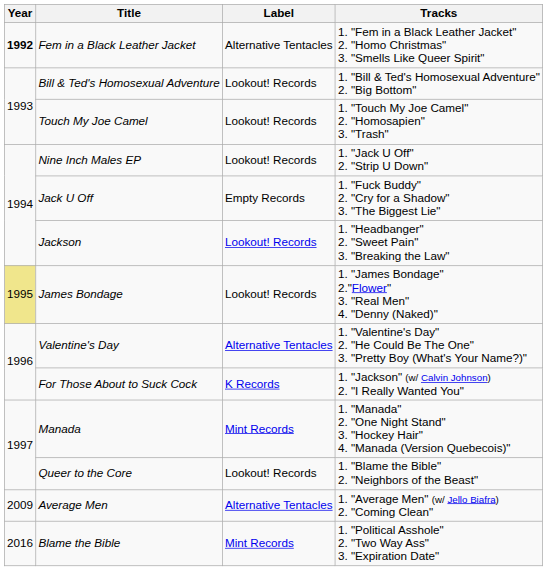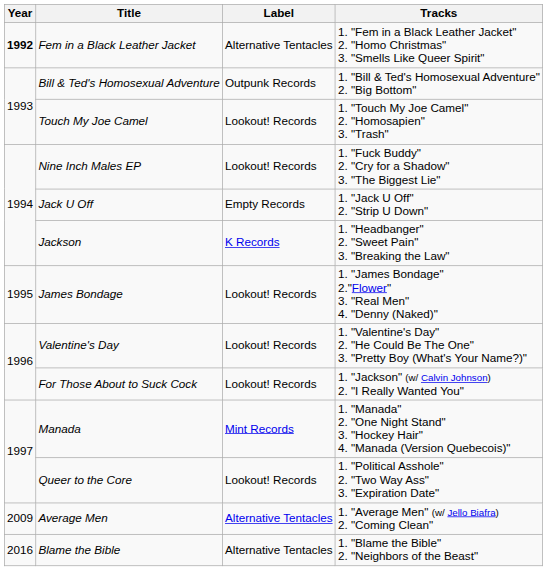(271, 83) Lookout! Records -> (270, 83) Outpunk Records
(383, 160) 1. "Jack U Off" 2. "Strip U Down" -> (394, 166) 1. "Fuck Buddy" 2. "Cry for a Shadow" 3. "The Biggest Lie"
(394, 198) 1. "Fuck Buddy" 2. "Cry for a Shadow" 3. "The Biggest Lie" -> (383, 204) 1. "Jack U Off" 2. "Strip U Down"
(271, 243) Lookout! Records -> (252, 243) K Records
(20, 294) khaki background -> (20, 294) no background
(279, 345) Alternative Tentacles -> (271, 345) Lookout! Records
(252, 384) K Records -> (271, 384) Lookout! Records
(408, 473) 1. "Blame the Bible" 2. "Neighbors of the Beast" -> (391, 480) 1. "Political Asshole" 2. "Two Way Ass" 3. "Expiration Date"
(259, 543) Mint Records -> (279, 550) Alternative Tentacles
(391, 543) 1. "Political Asshole" 2. "Two Way Ass" 3. "Expiration Date" -> (408, 550) 1. "Blame the Bible" 2. "Neighbors of the Beast"
